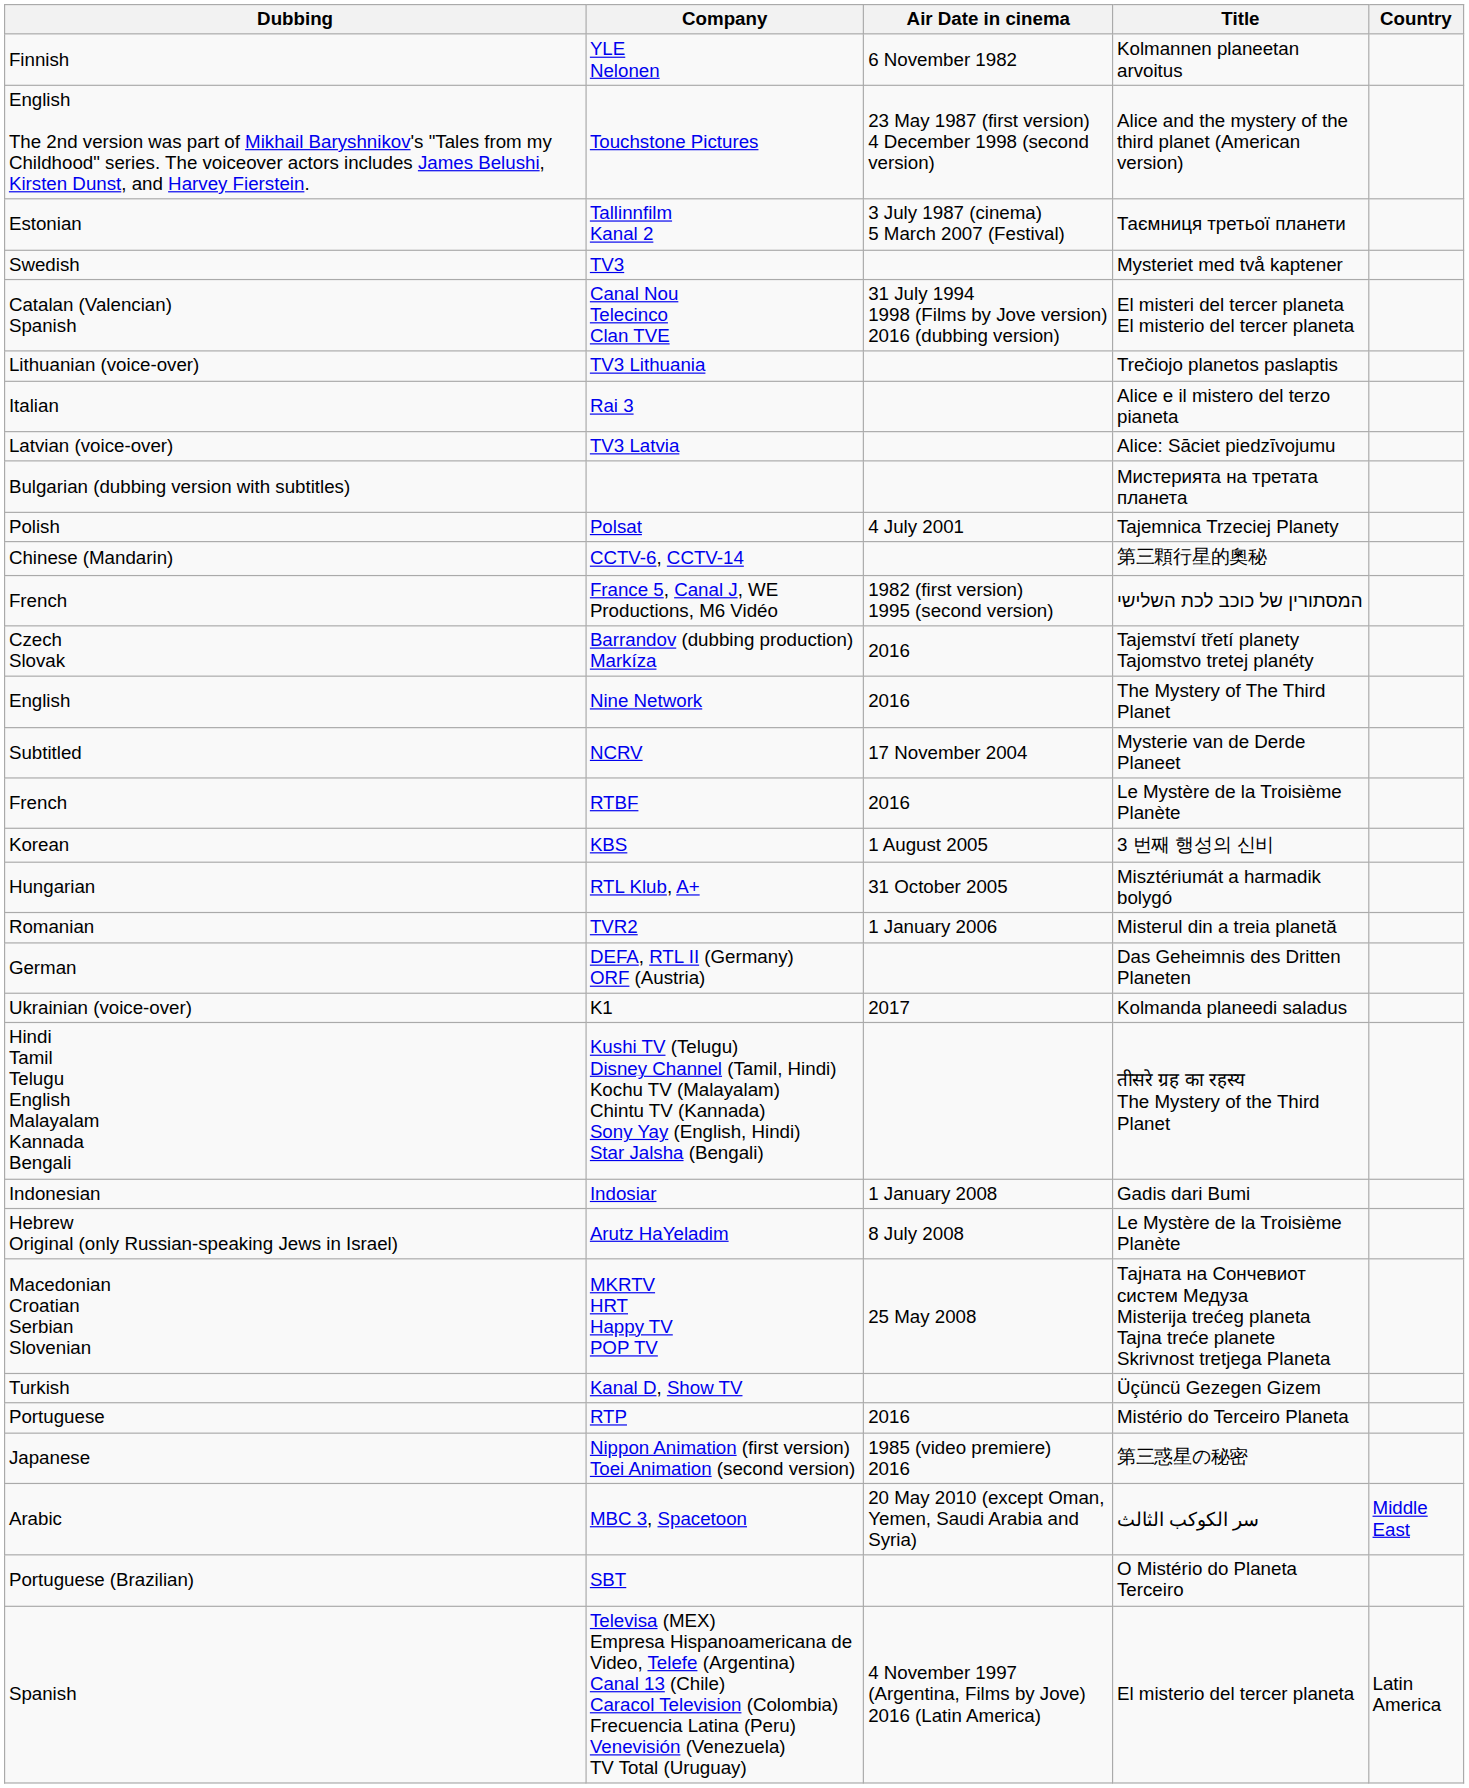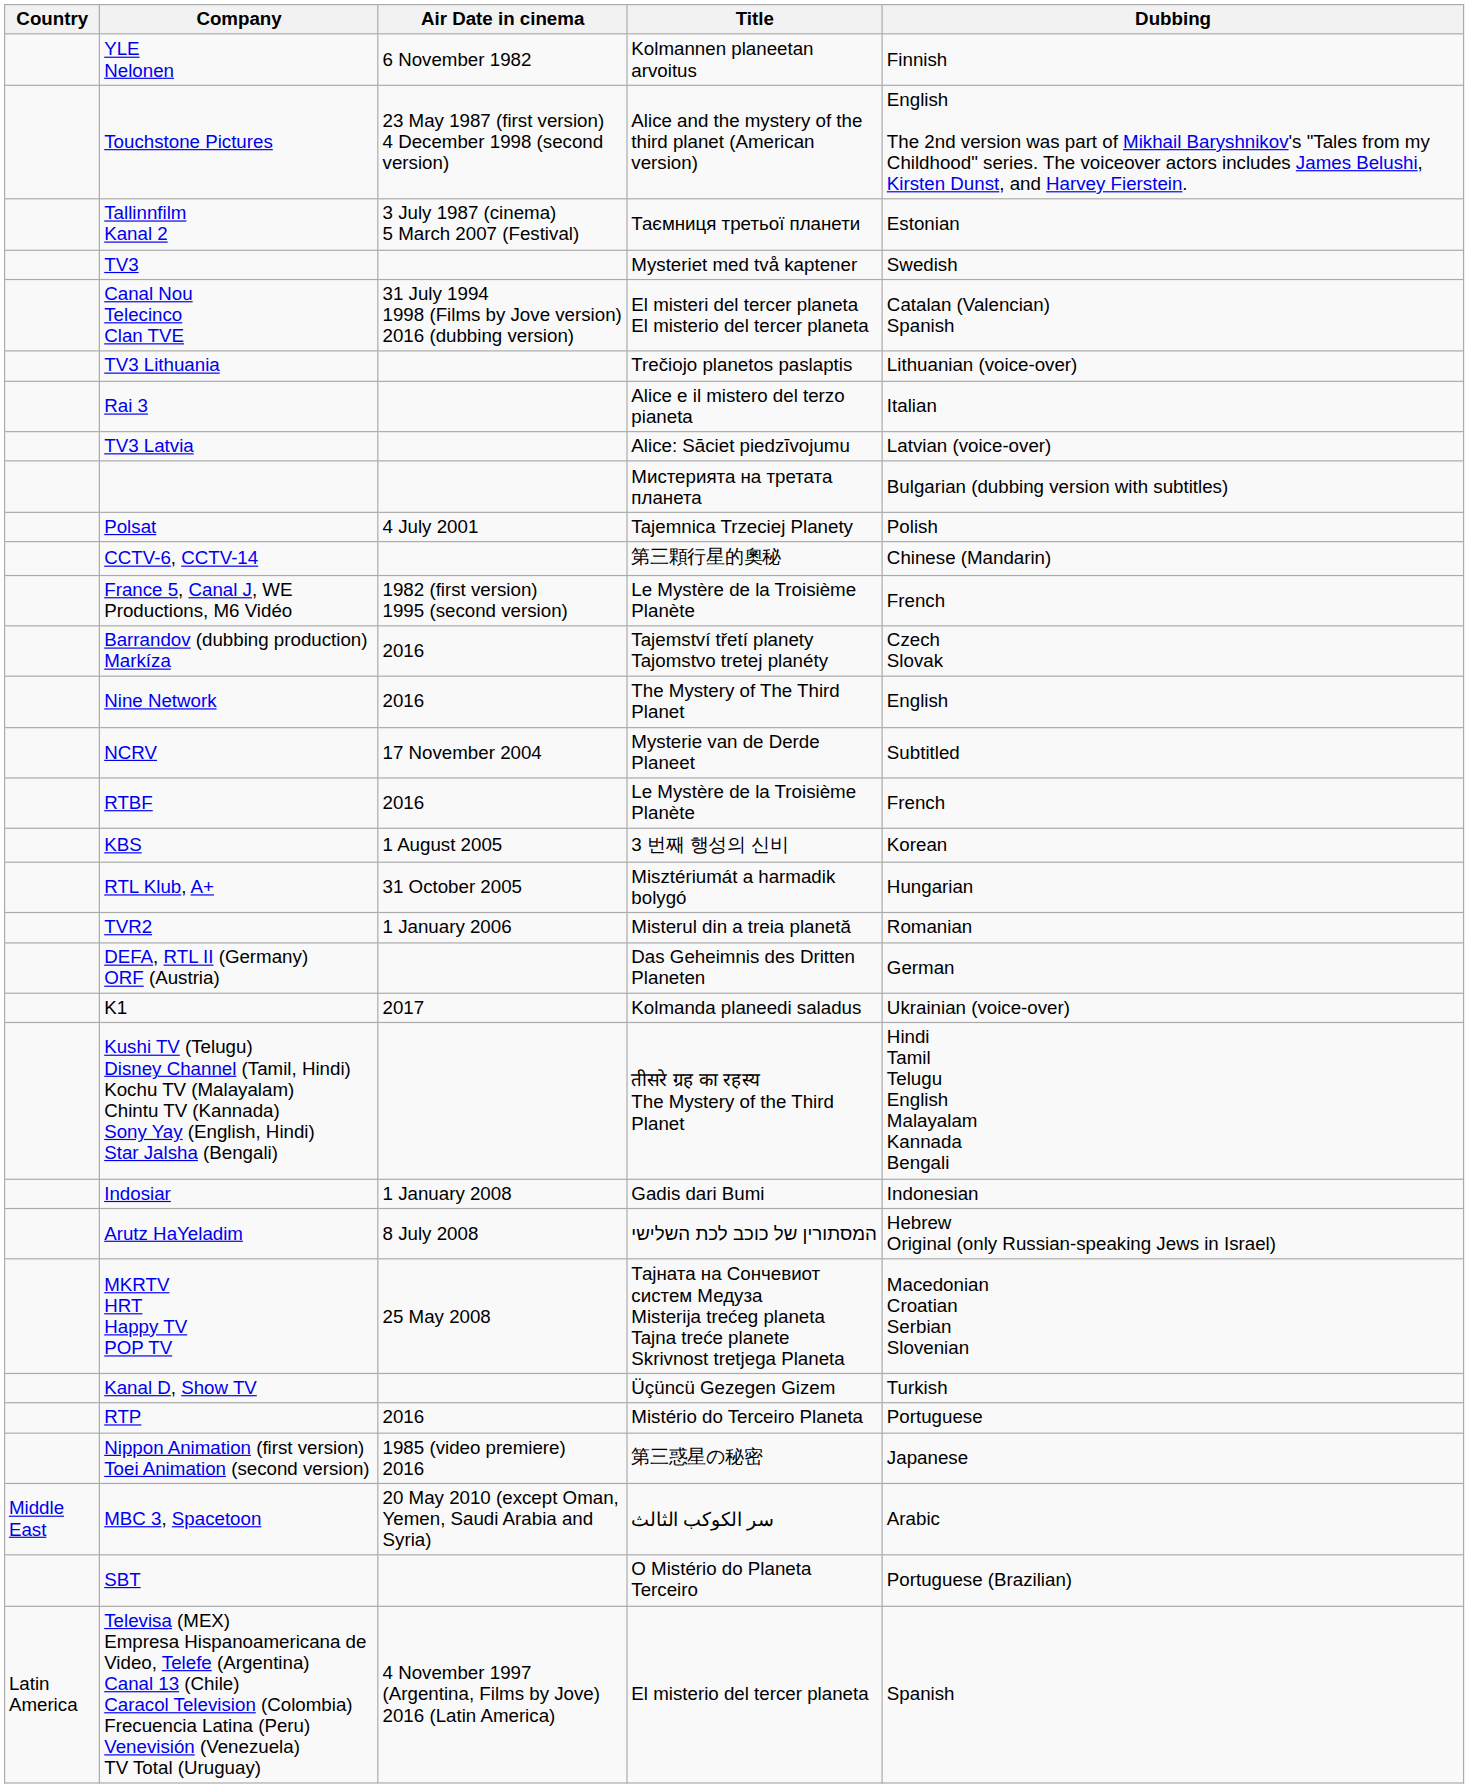columns swapped: (1416, 19) <-> (295, 19)
(1240, 600) המסתורין של כוכב לכת השלישי -> (744, 600) Le Mystère de la Troisième Planète
(1229, 1233) Le Mystère de la Troisième Planète -> (754, 1233) המסתורין של כוכב לכת השלישי
